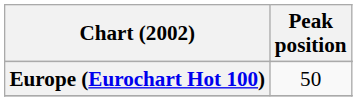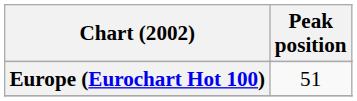(311, 78) 50 -> (311, 78) 51
